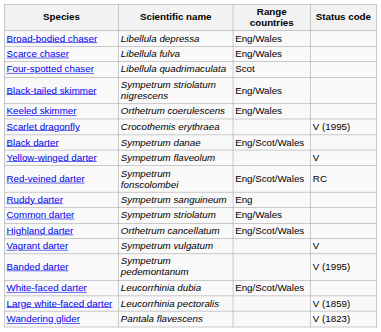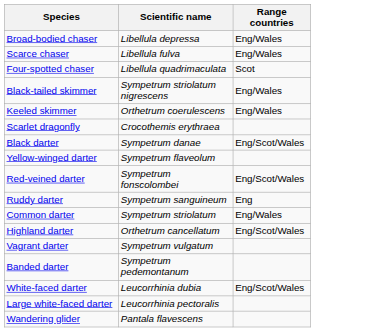- column: (343, 17)
